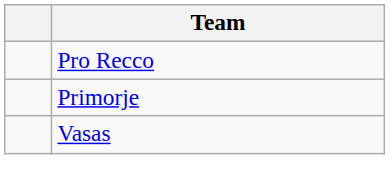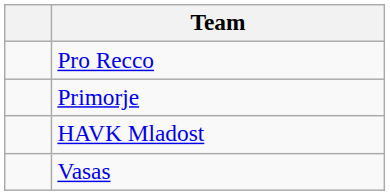+ row: (131, 134)
